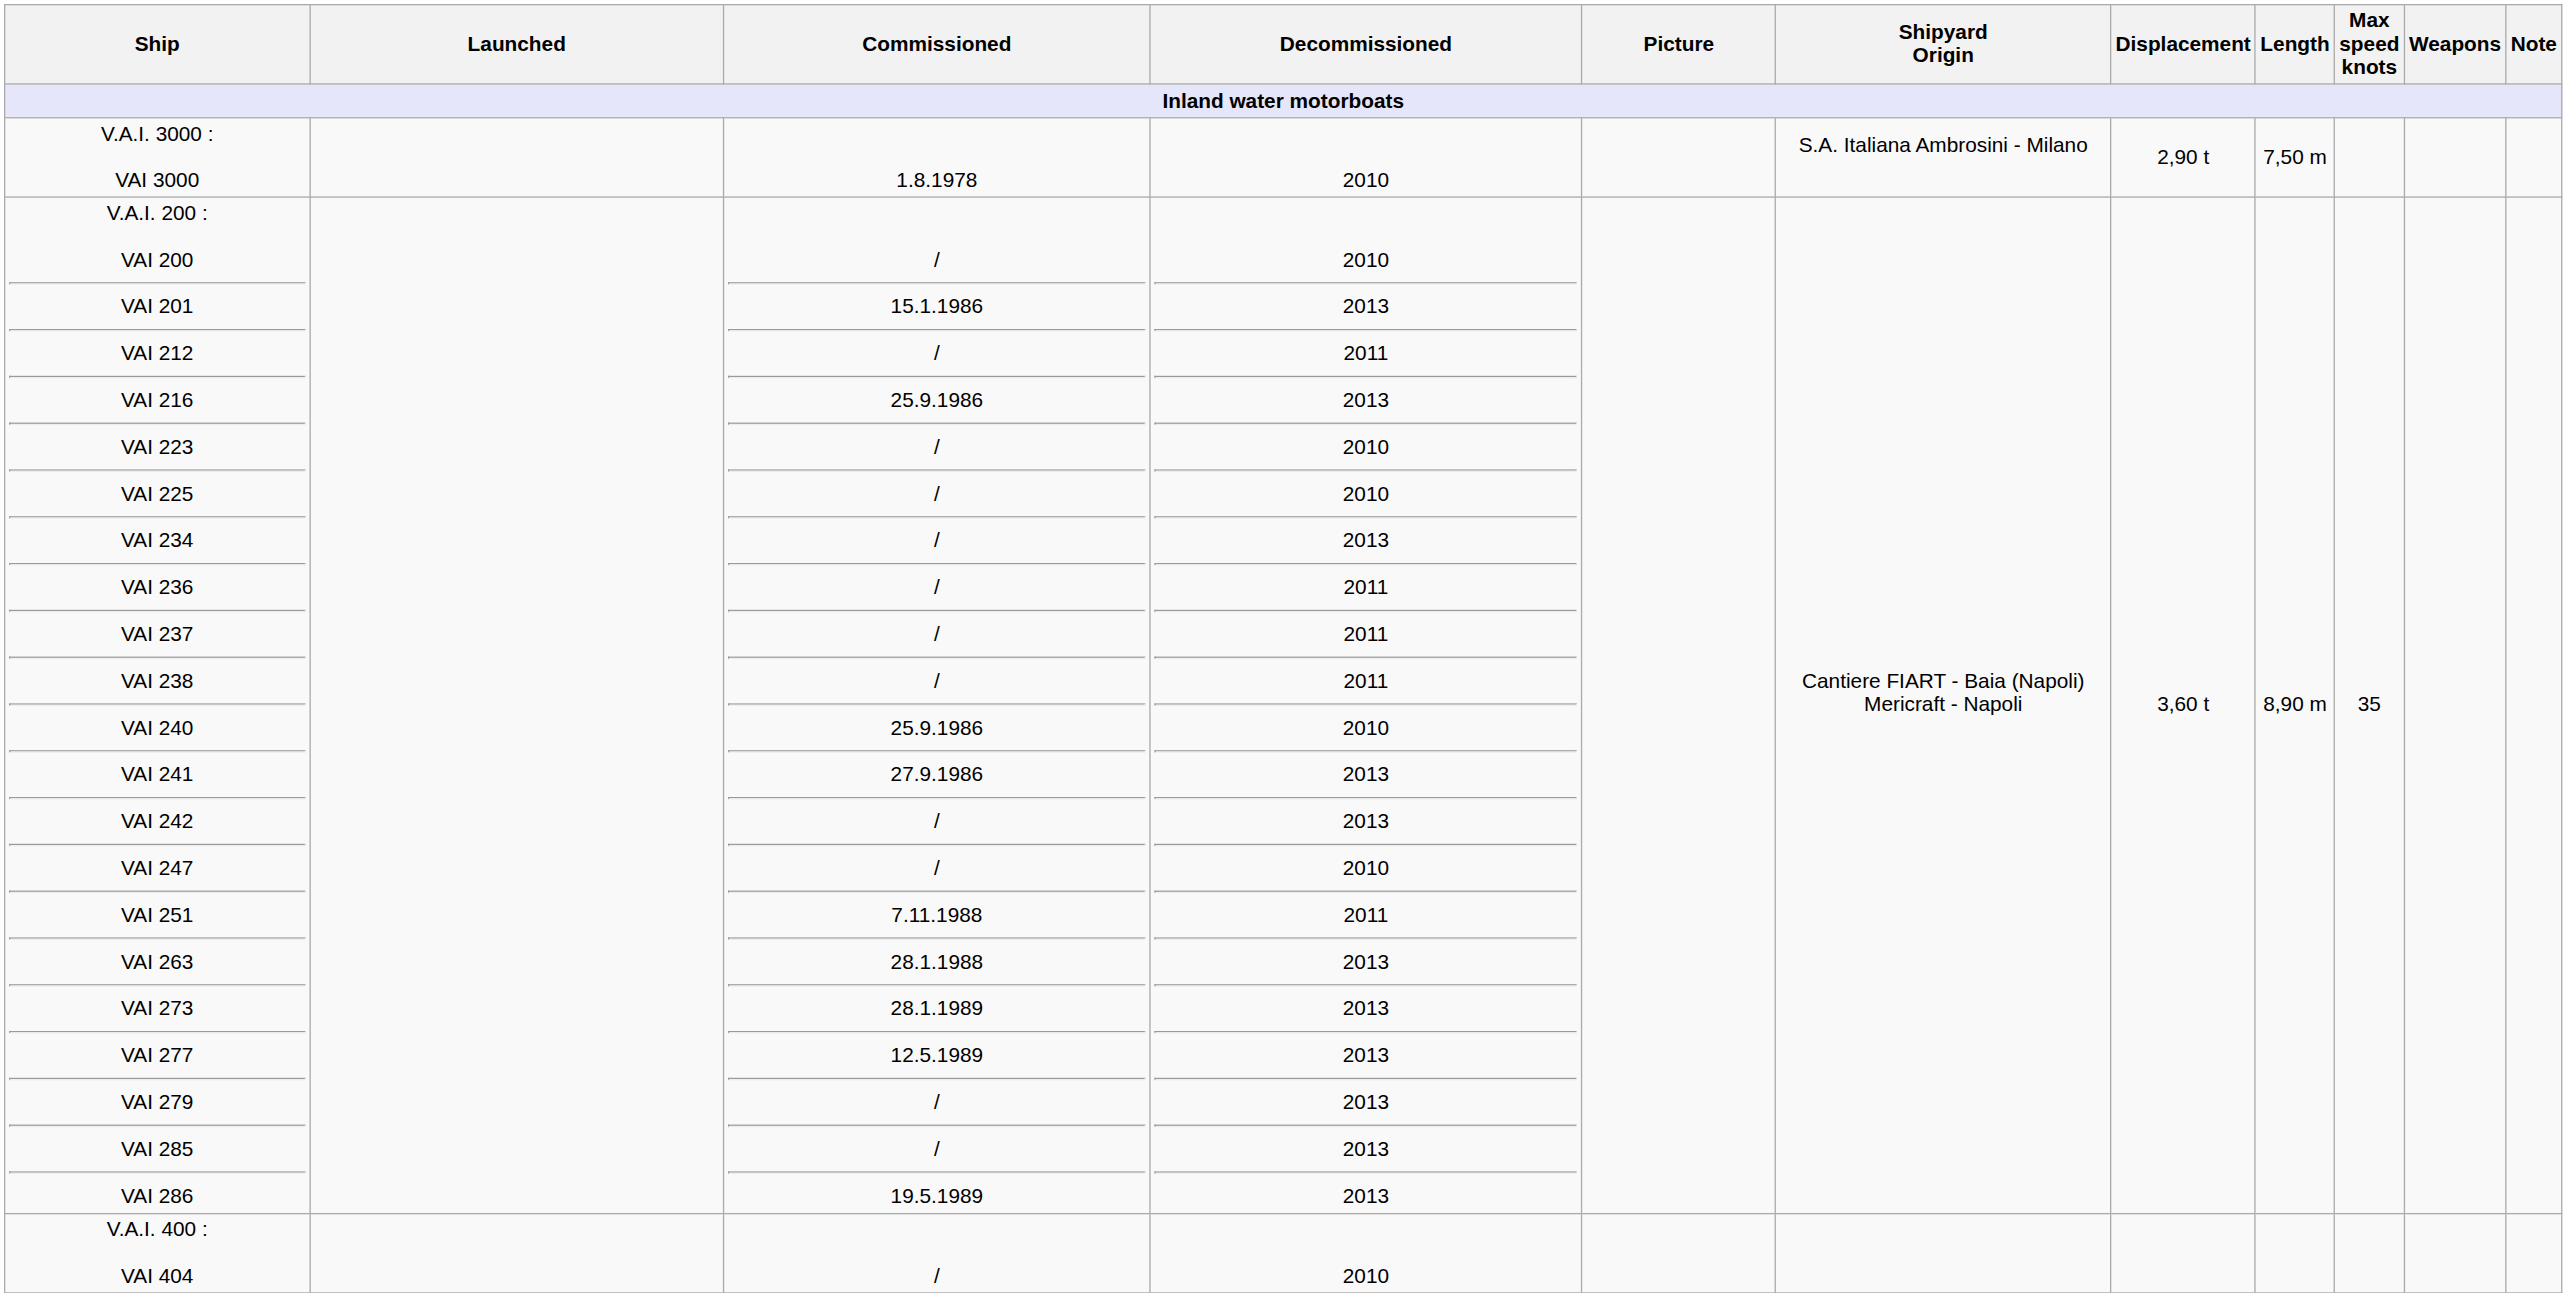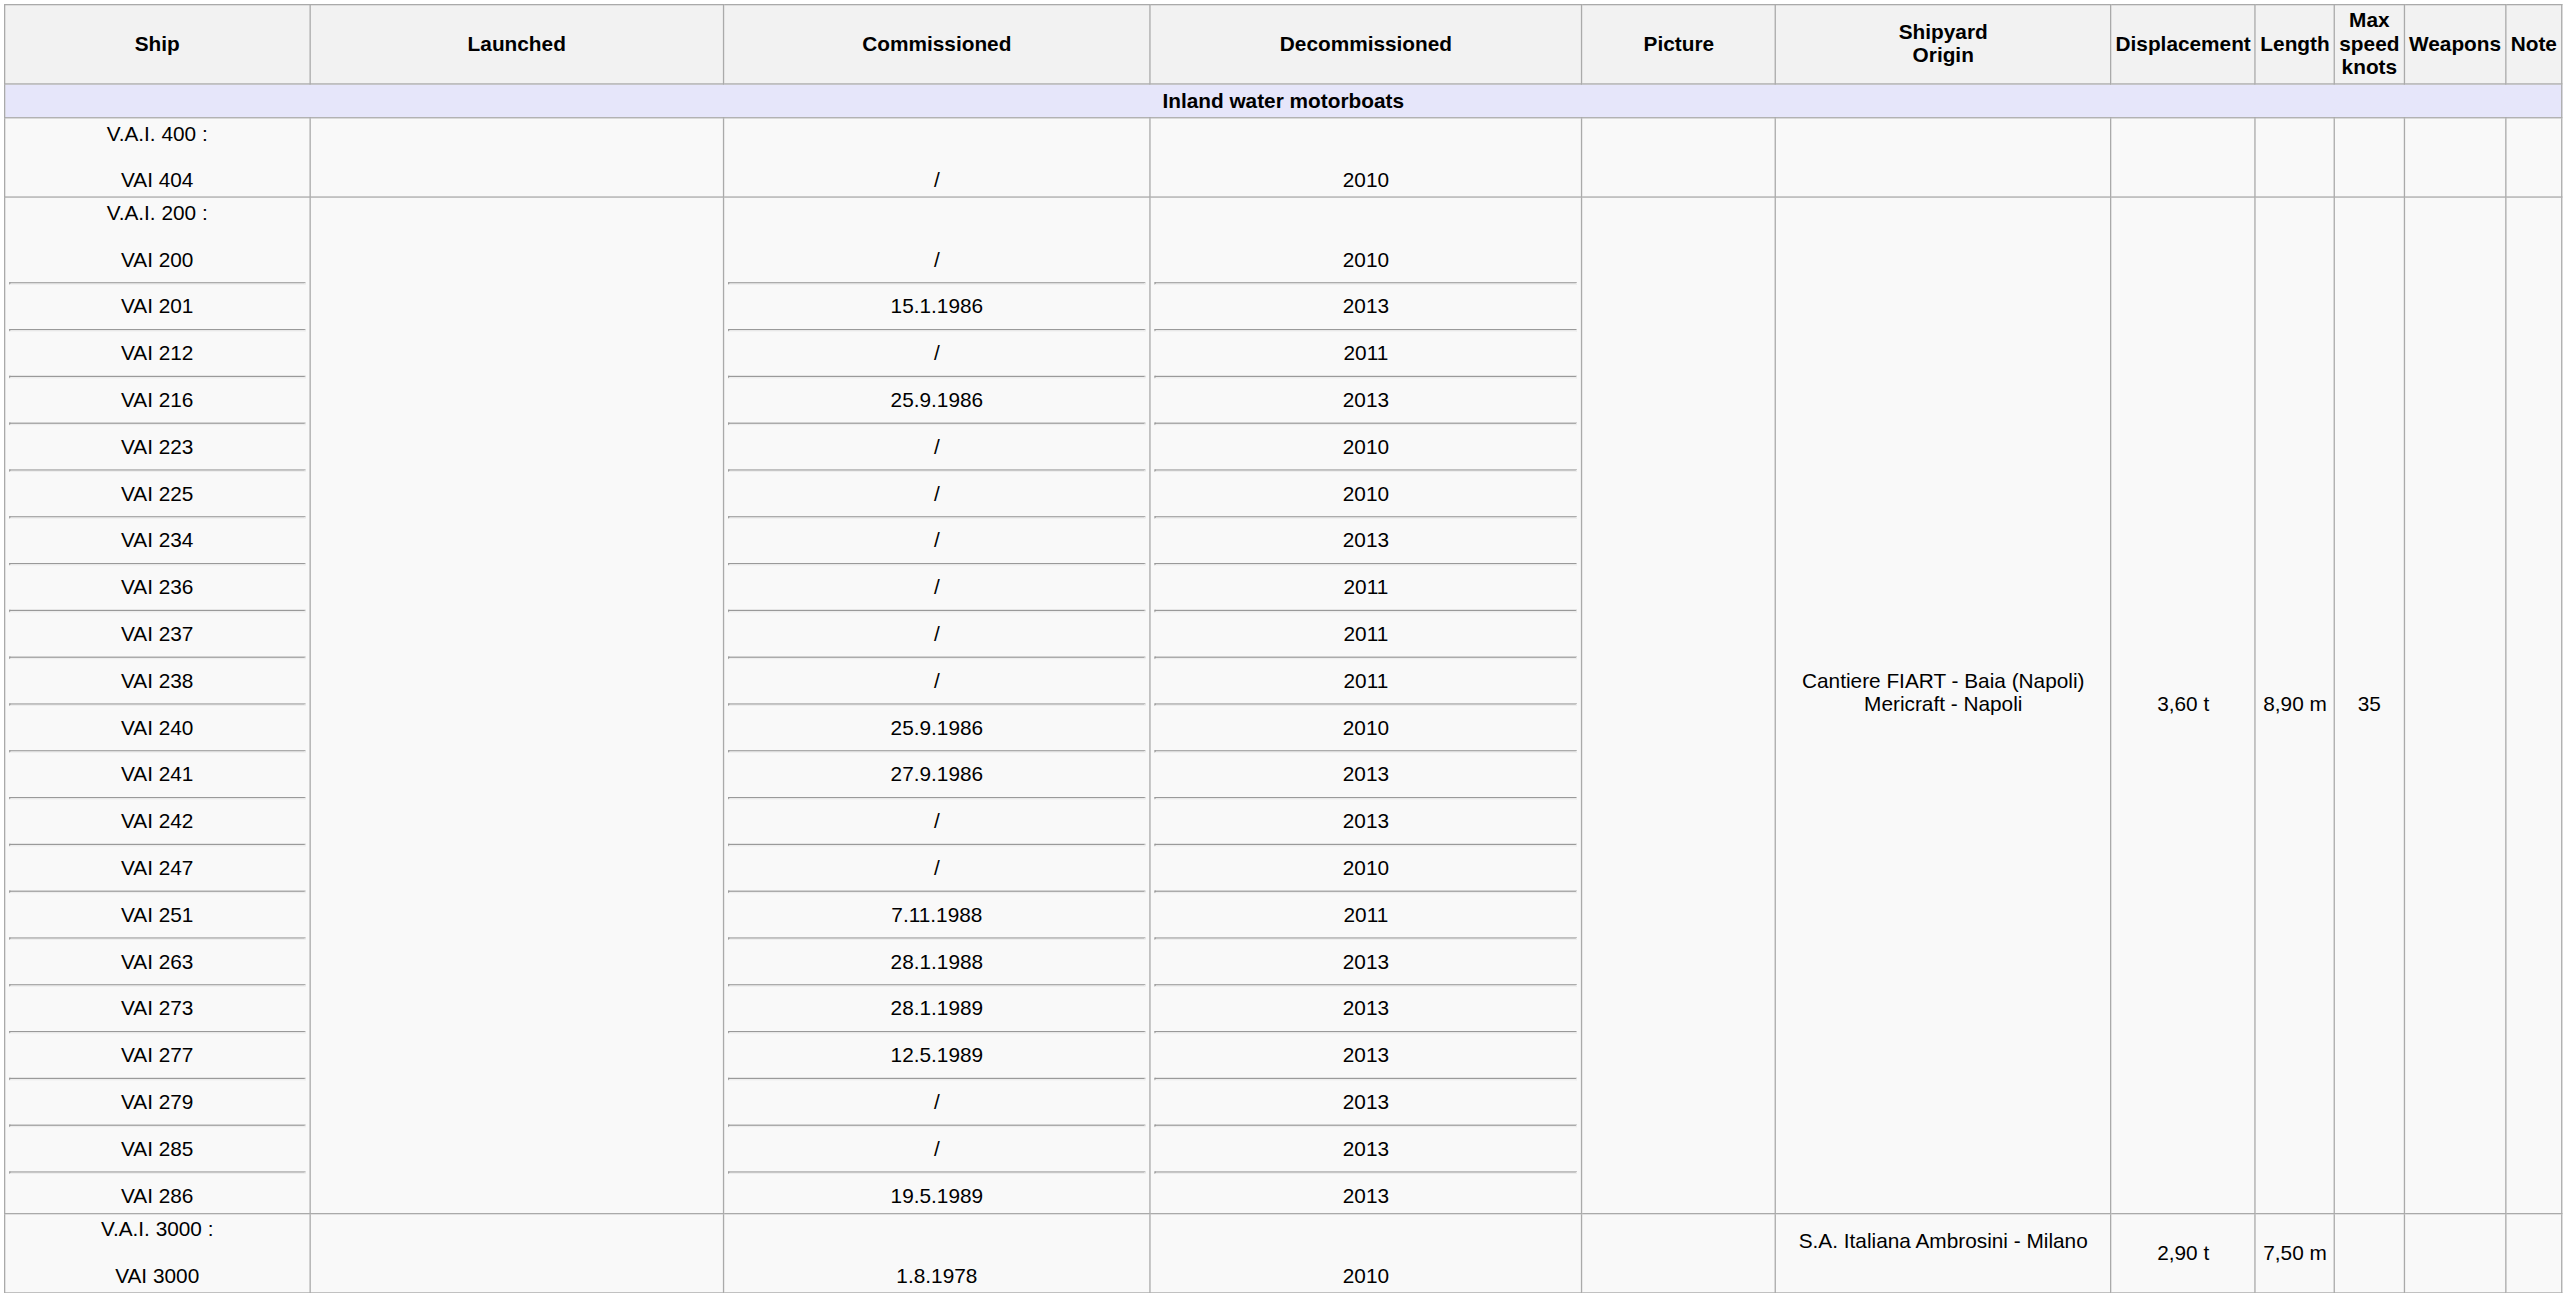rows swapped: (157, 1252) <-> (157, 157)
